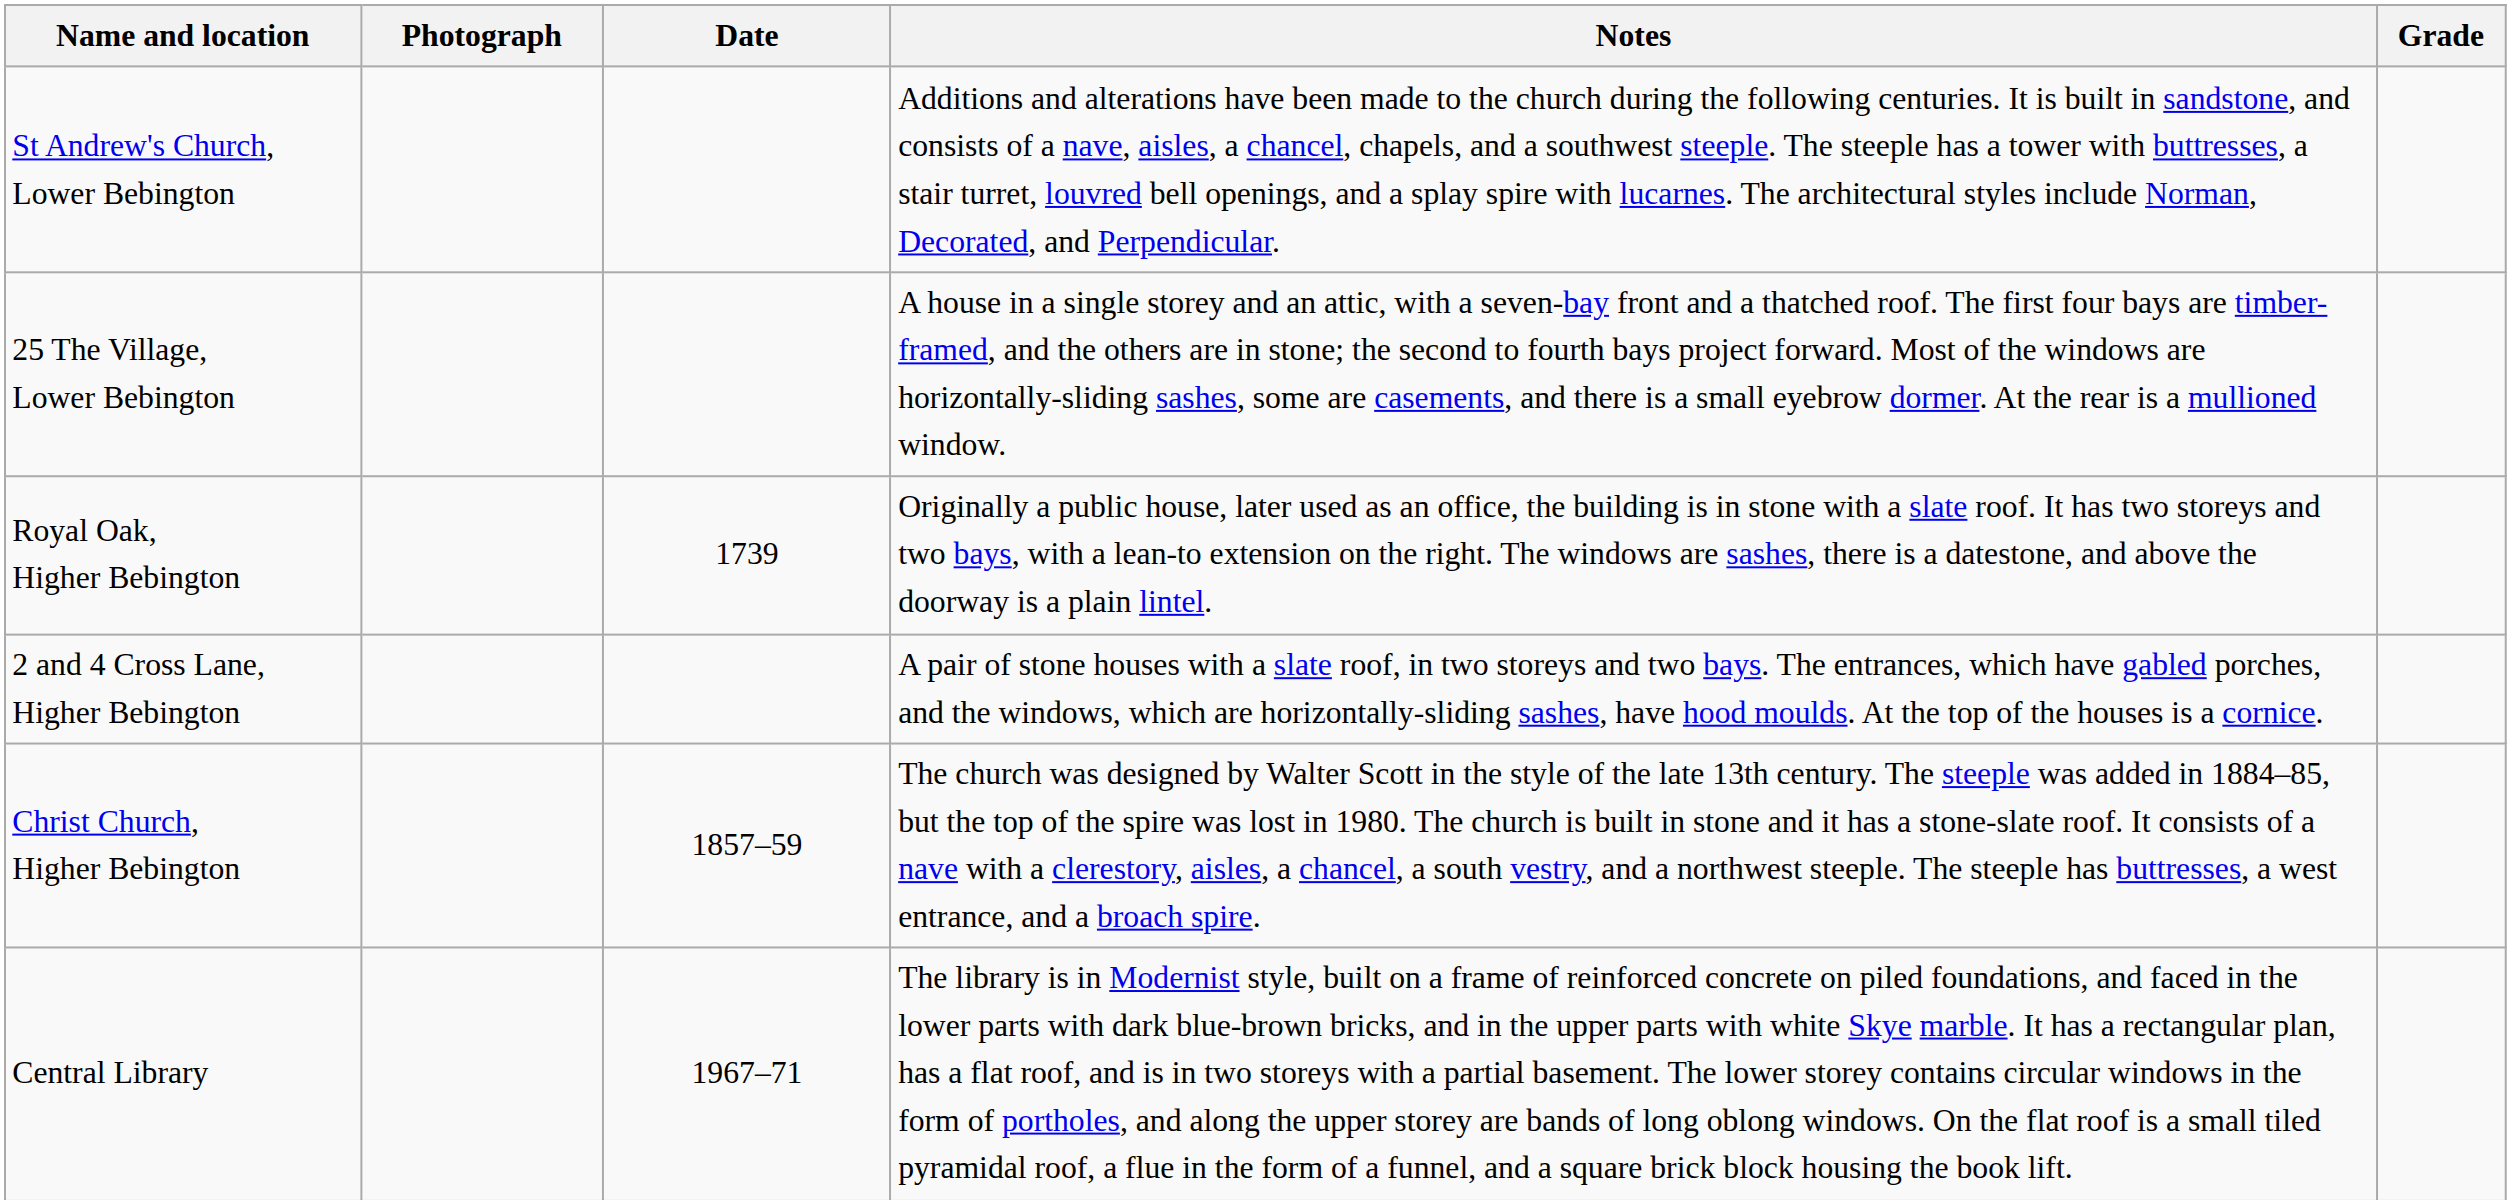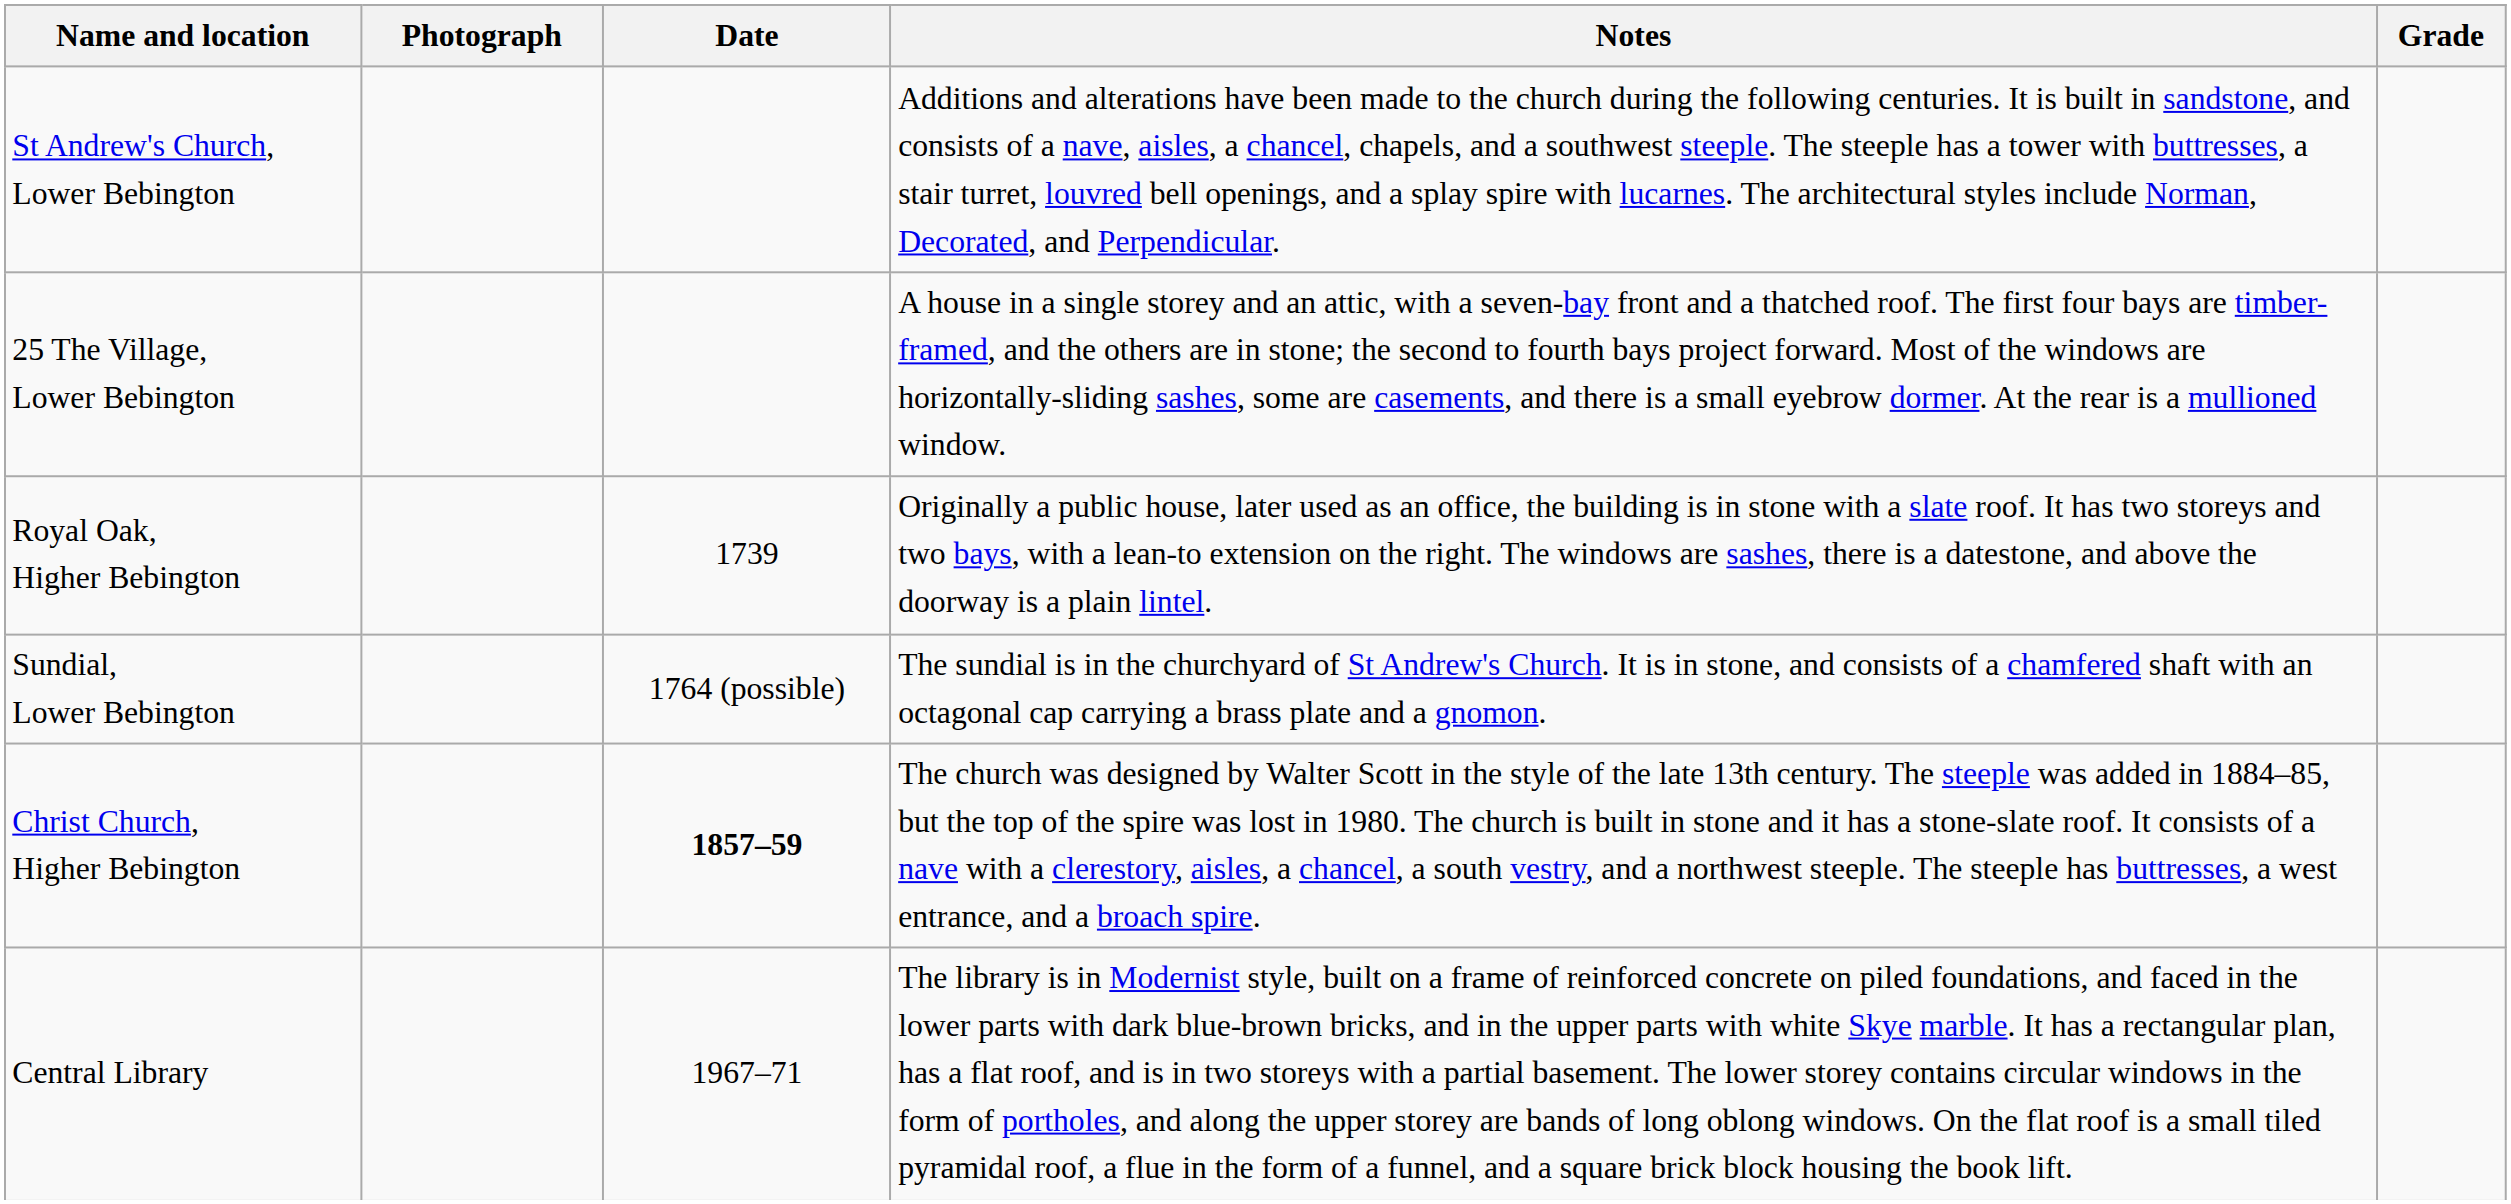+ row: (124, 687)
- row: (139, 687)
(747, 845) normal -> (747, 845) bold
